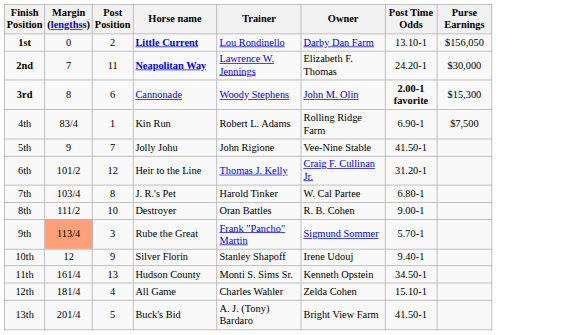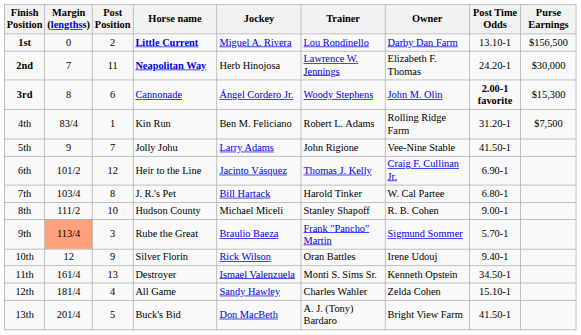+ column: (259, 19)
(464, 42) $156,050 -> (548, 42) $156,500
(411, 124) 6.90-1 -> (495, 124) 31.20-1
(411, 171) 31.20-1 -> (495, 171) 6.90-1
(156, 211) Destroyer -> (168, 211) Hudson County
(245, 211) Oran Battles -> (337, 211) Stanley Shapoff
(253, 257) Stanley Shapoff -> (330, 257) Oran Battles
(168, 274) Hudson County -> (156, 274) Destroyer
